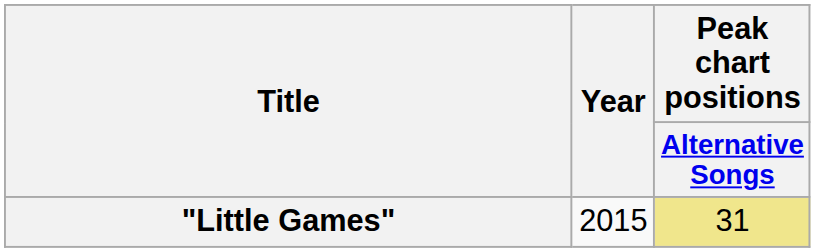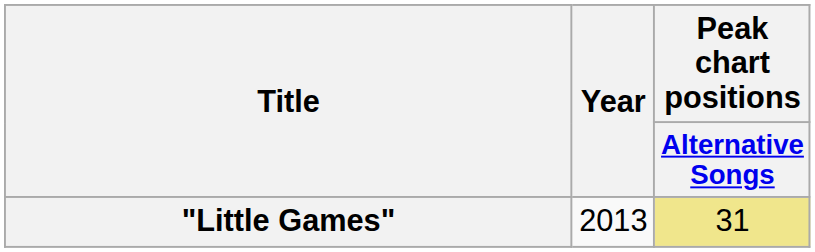(613, 221) 2015 -> (613, 221) 2013
